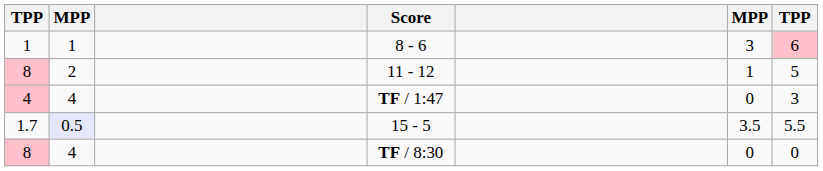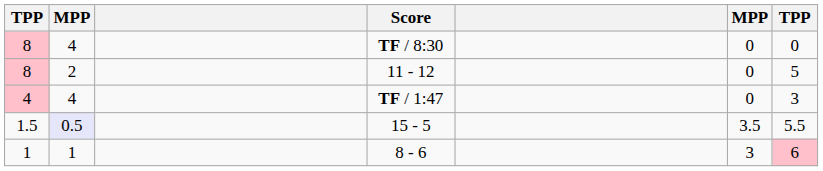rows swapped: (411, 44) <-> (411, 152)
(750, 71) 1 -> (750, 71) 0
(27, 125) 1.7 -> (27, 125) 1.5
